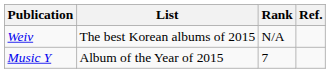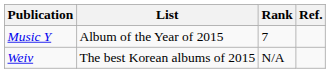rows swapped: (29, 57) <-> (20, 36)
